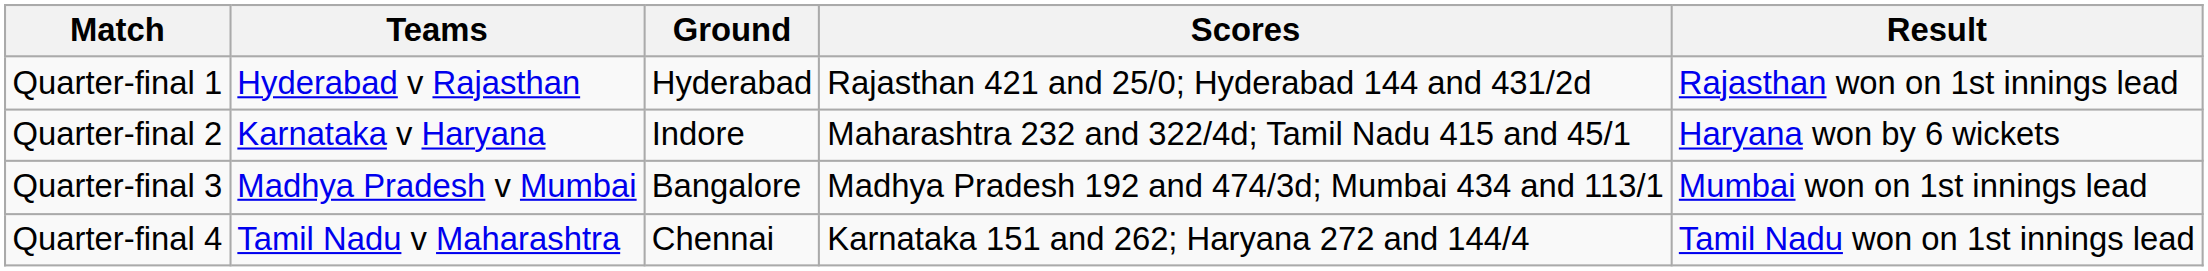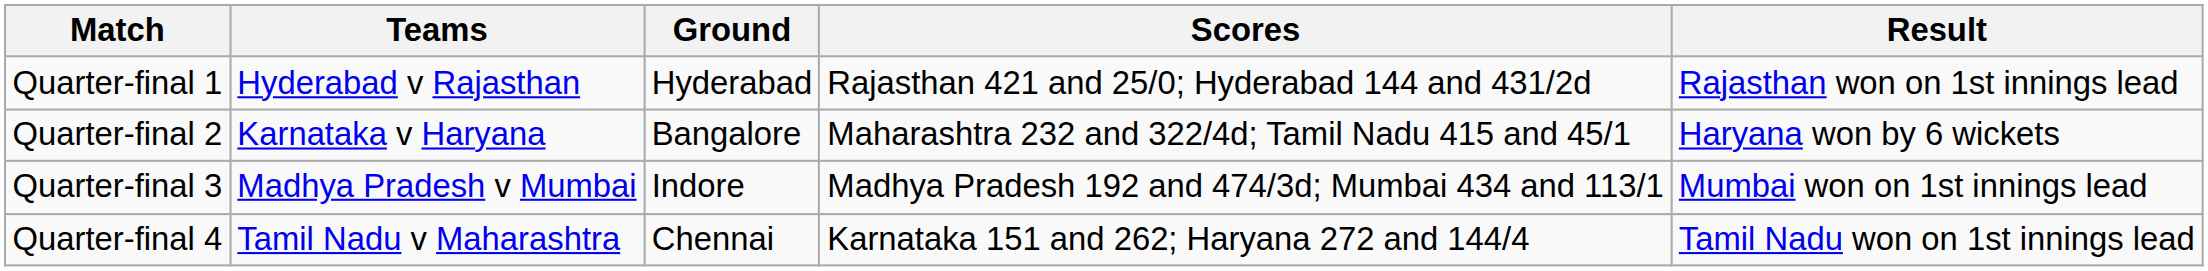(698, 134) Indore -> (727, 134) Bangalore
(727, 186) Bangalore -> (698, 186) Indore
